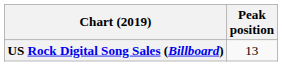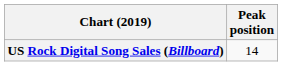(252, 50) 13 -> (252, 50) 14
